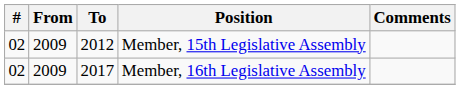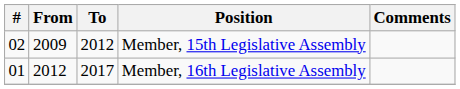(17, 71) 02 -> (17, 71) 01
(50, 71) 2009 -> (50, 71) 2012
